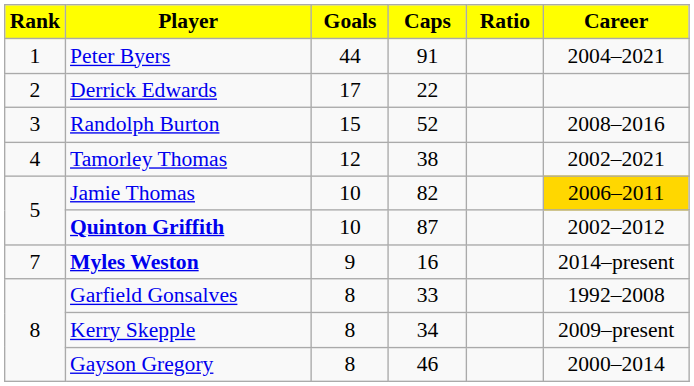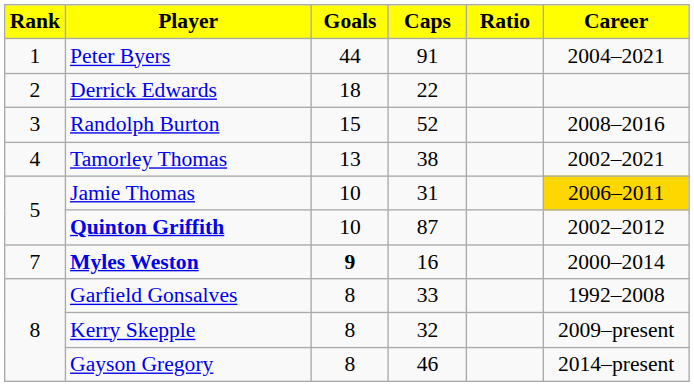(350, 90) 17 -> (350, 90) 18
(350, 158) 12 -> (350, 158) 13
(427, 192) 82 -> (427, 192) 31
(350, 261) normal -> (350, 261) bold
(616, 261) 2014–present -> (616, 261) 2000–2014
(427, 329) 34 -> (427, 329) 32
(616, 364) 2000–2014 -> (616, 364) 2014–present
